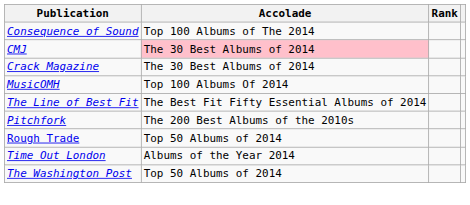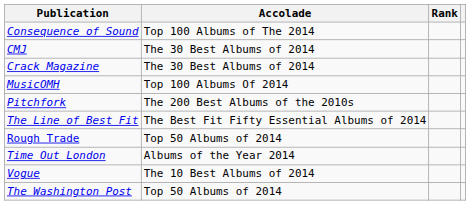(229, 49) pink background -> (229, 49) no background
rows swapped: (73, 102) <-> (37, 120)
+ row: (23, 173)
